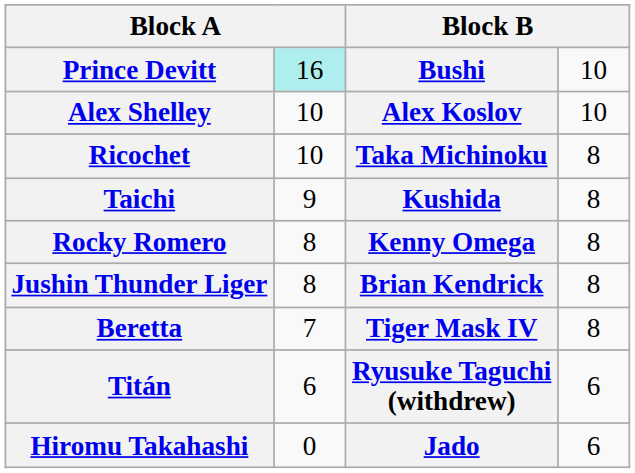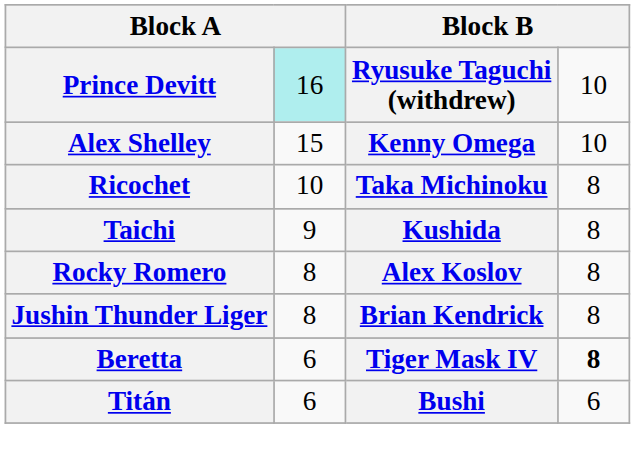(452, 69) Bushi -> (452, 84) Ryusuke Taguchi (withdrew)
(310, 112) 10 -> (310, 142) 15
(452, 112) Alex Koslov -> (452, 142) Kenny Omega
(452, 241) Kenny Omega -> (452, 272) Alex Koslov
(310, 328) 7 -> (310, 358) 6
(594, 328) normal -> (594, 358) bold
(452, 386) Ryusuke Taguchi (withdrew) -> (452, 401) Bushi
- row: (139, 444)
